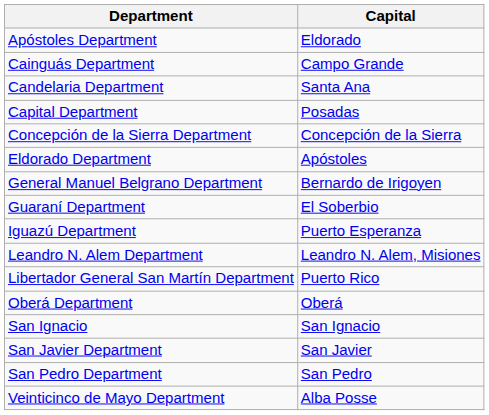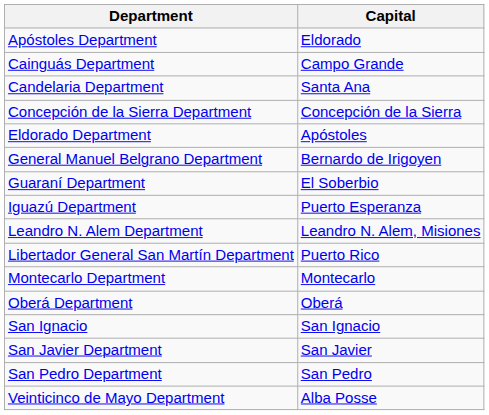- row: (73, 111)
+ row: (87, 278)
